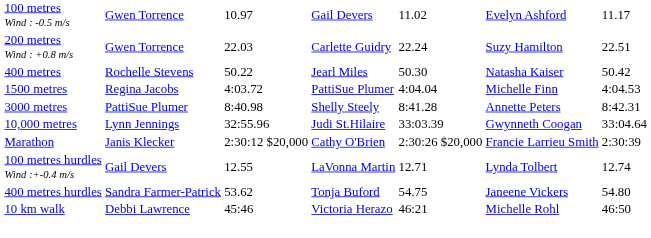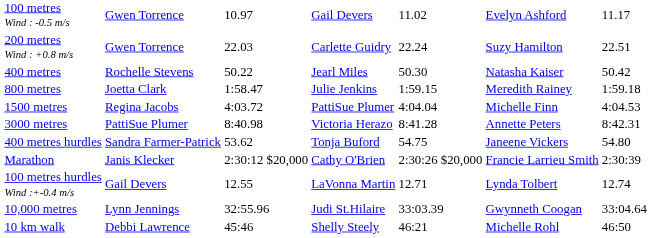+ row: (33, 89)
(345, 106) Shelly Steely -> (352, 124) Victoria Herazo
rows swapped: (41, 124) <-> (53, 191)
(352, 209) Victoria Herazo -> (345, 226) Shelly Steely
